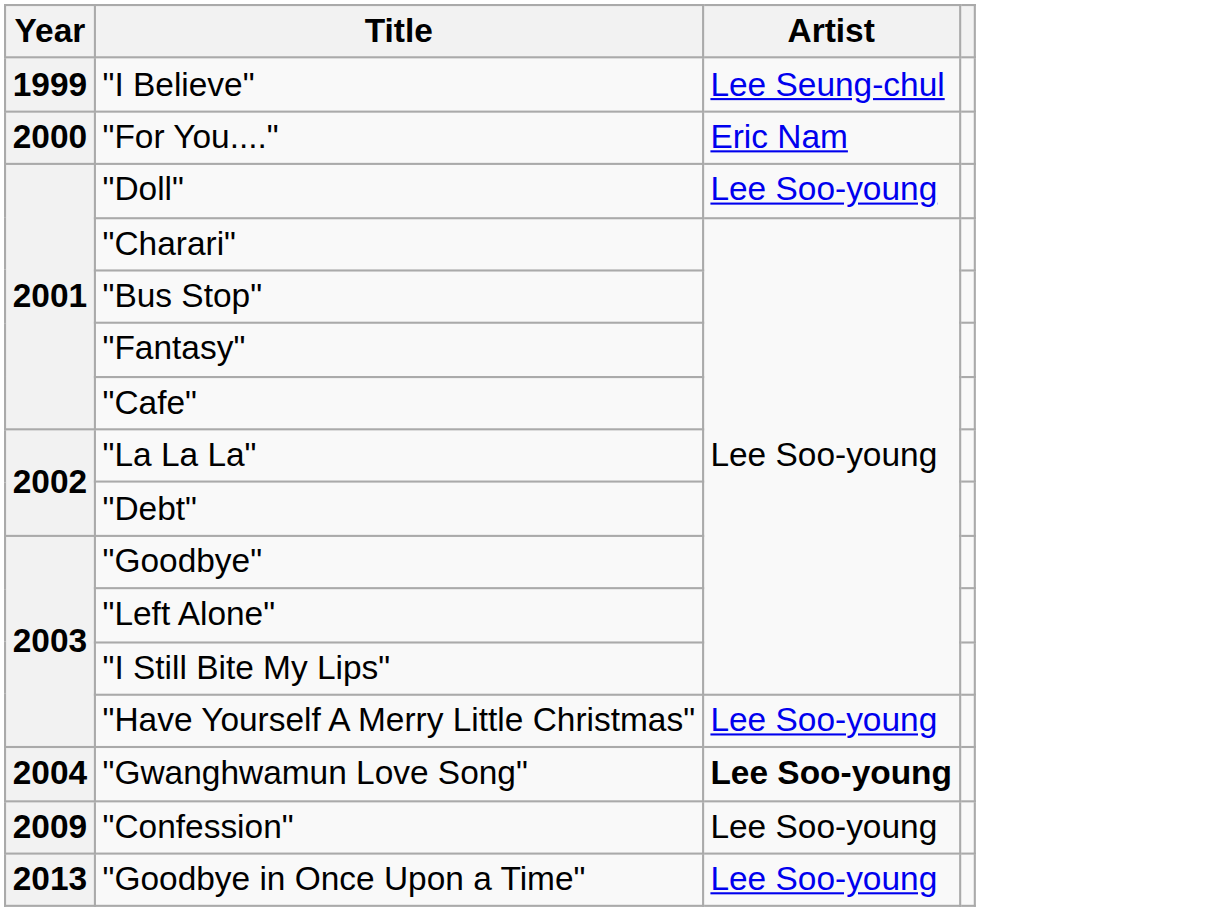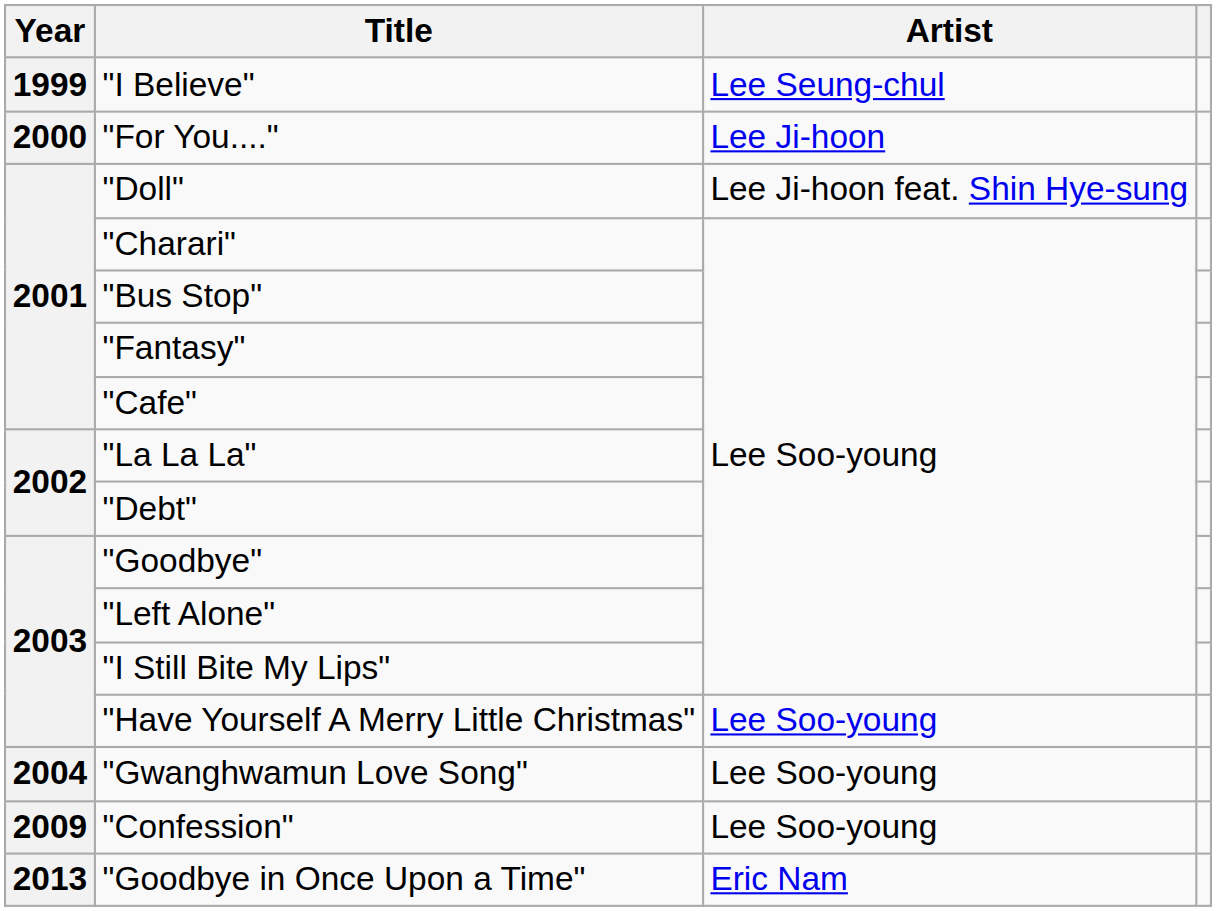(779, 137) Eric Nam -> (798, 137) Lee Ji-hoon
(824, 190) Lee Soo-young -> (949, 190) Lee Ji-hoon feat. Shin Hye-sung
(831, 773) bold -> (824, 773) normal
(824, 879) Lee Soo-young -> (779, 879) Eric Nam
